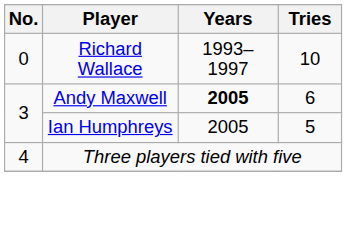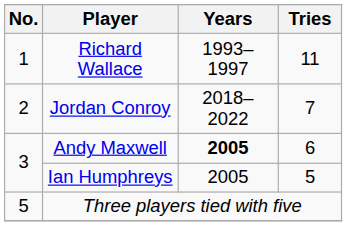(24, 58) 0 -> (24, 58) 1
(310, 58) 10 -> (310, 58) 11
+ row: (110, 108)
(24, 156) 4 -> (24, 206) 5
